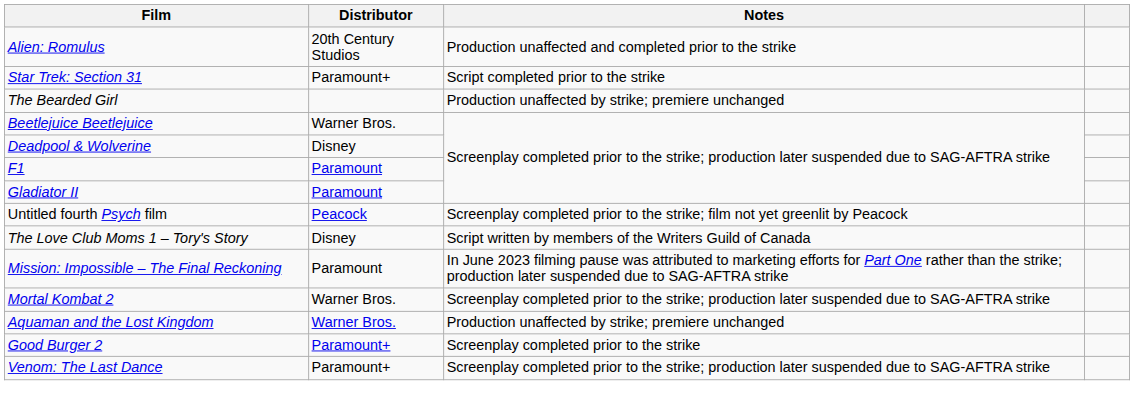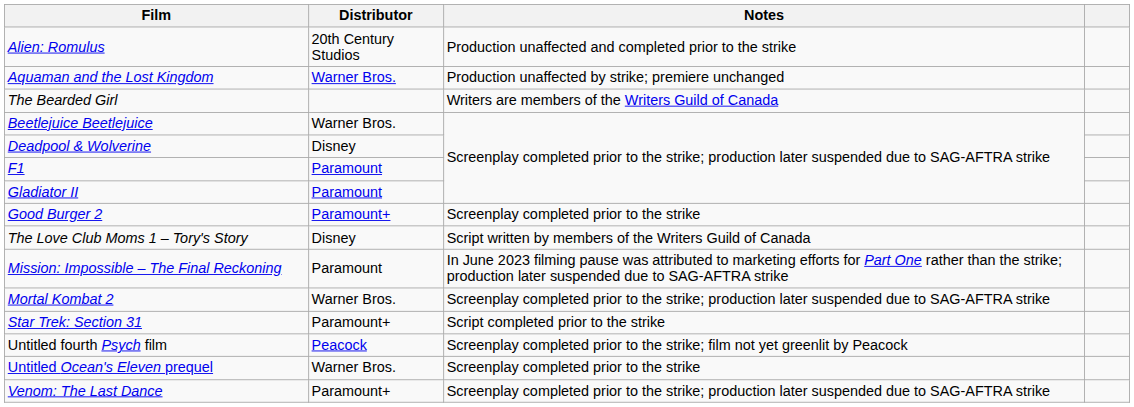rows swapped: (111, 322) <-> (75, 77)
(615, 100) Production unaffected by strike; premiere unchanged -> (612, 100) Writers are members of the Writers Guild of Canada
rows swapped: (55, 345) <-> (87, 214)
+ row: (110, 368)
